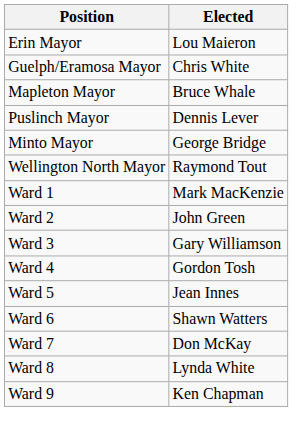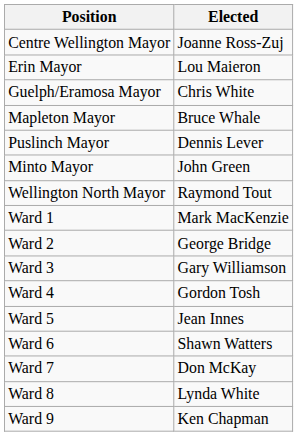+ row: (89, 42)
(219, 142) George Bridge -> (214, 167) John Green
(209, 218) John Green -> (224, 243) George Bridge
